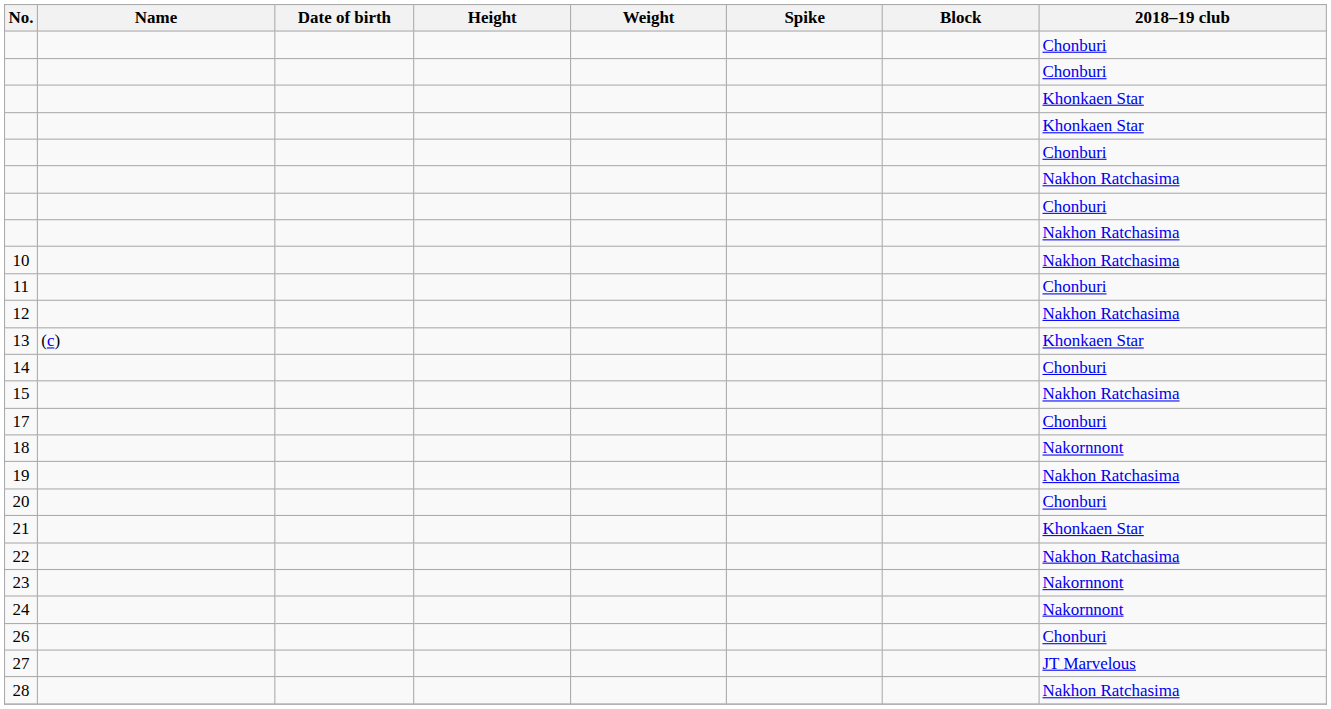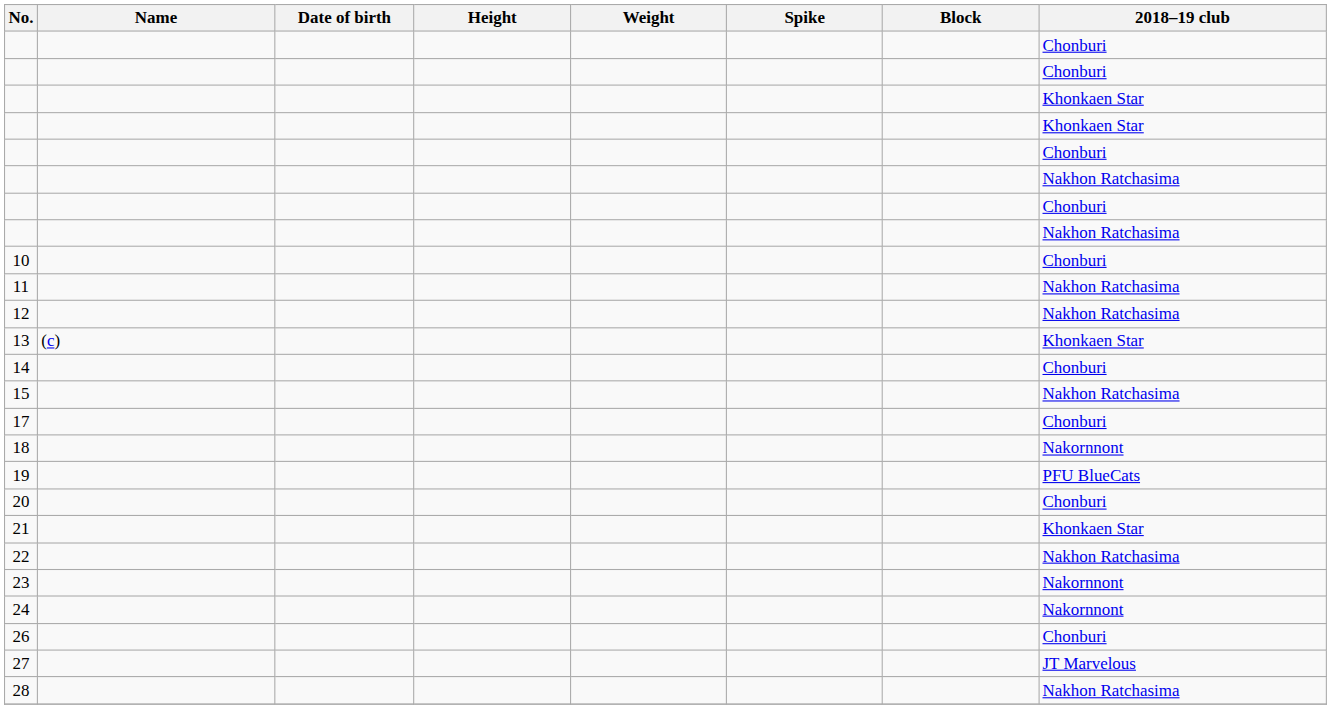(1111, 260) Nakhon Ratchasima -> (1075, 260) Chonburi
(1075, 286) Chonburi -> (1111, 286) Nakhon Ratchasima
(1111, 475) Nakhon Ratchasima -> (1091, 475) PFU BlueCats
